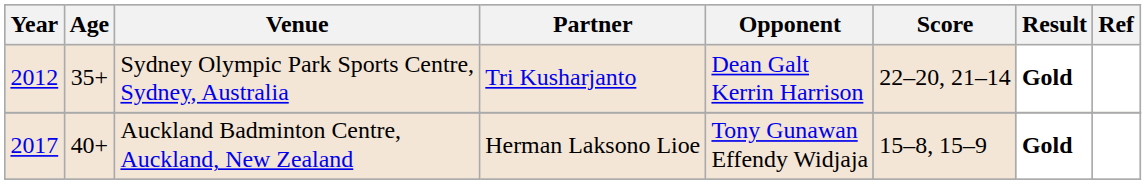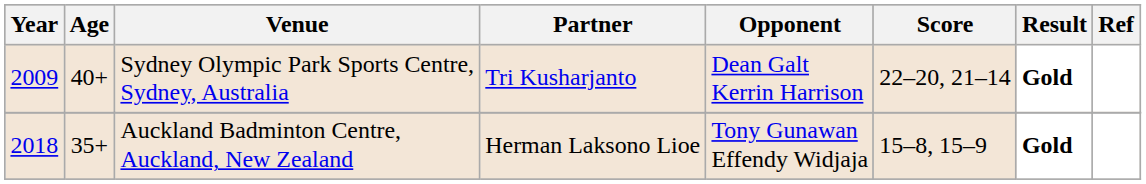(34, 78) 2012 -> (34, 78) 2009
(89, 78) 35+ -> (89, 78) 40+
(34, 145) 2017 -> (34, 145) 2018
(89, 145) 40+ -> (89, 145) 35+
